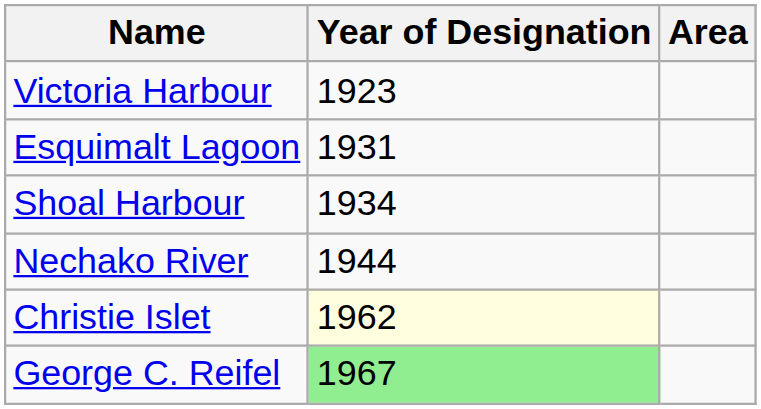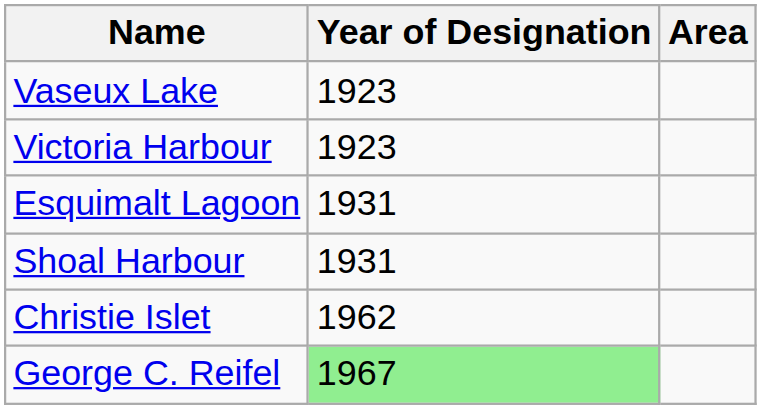+ row: (116, 89)
(357, 203) 1934 -> (357, 260) 1931
- row: (131, 260)
(357, 317) lightyellow background -> (357, 317) no background
